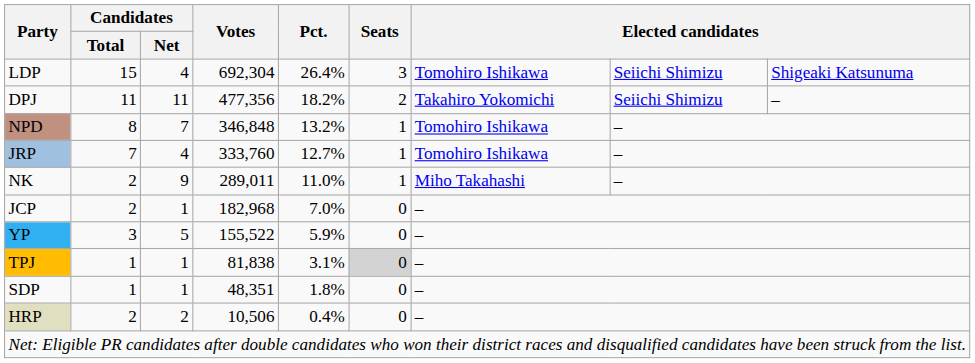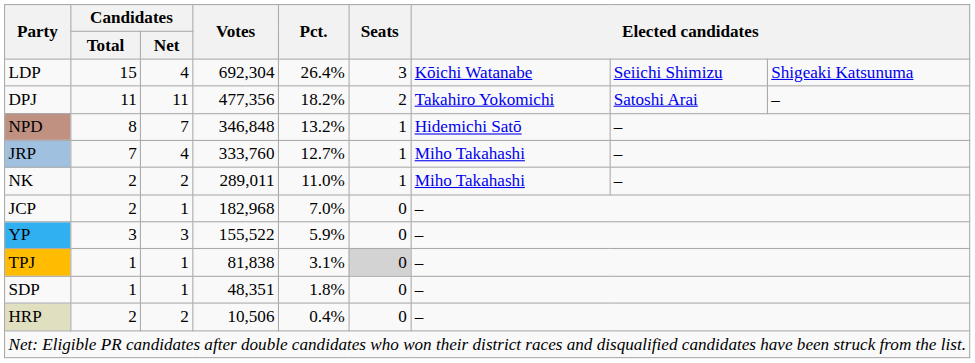(481, 72) Tomohiro Ishikawa -> (473, 72) Kōichi Watanabe
(668, 99) Seiichi Shimizu -> (656, 99) Satoshi Arai
(481, 126) Tomohiro Ishikawa -> (468, 126) Hidemichi Satō
(481, 153) Tomohiro Ishikawa -> (470, 153) Miho Takahashi
(184, 180) 9 -> (184, 180) 2
(184, 235) 5 -> (184, 235) 3
